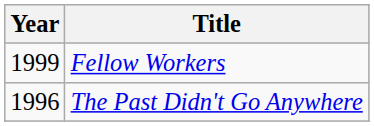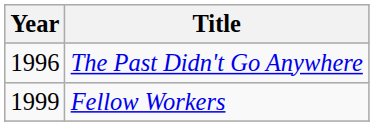rows swapped: (217, 101) <-> (148, 62)
